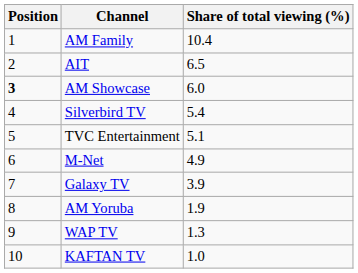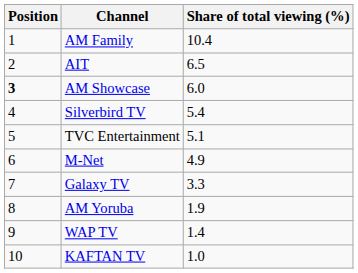(196, 184) 3.9 -> (196, 184) 3.3
(196, 232) 1.3 -> (196, 232) 1.4
